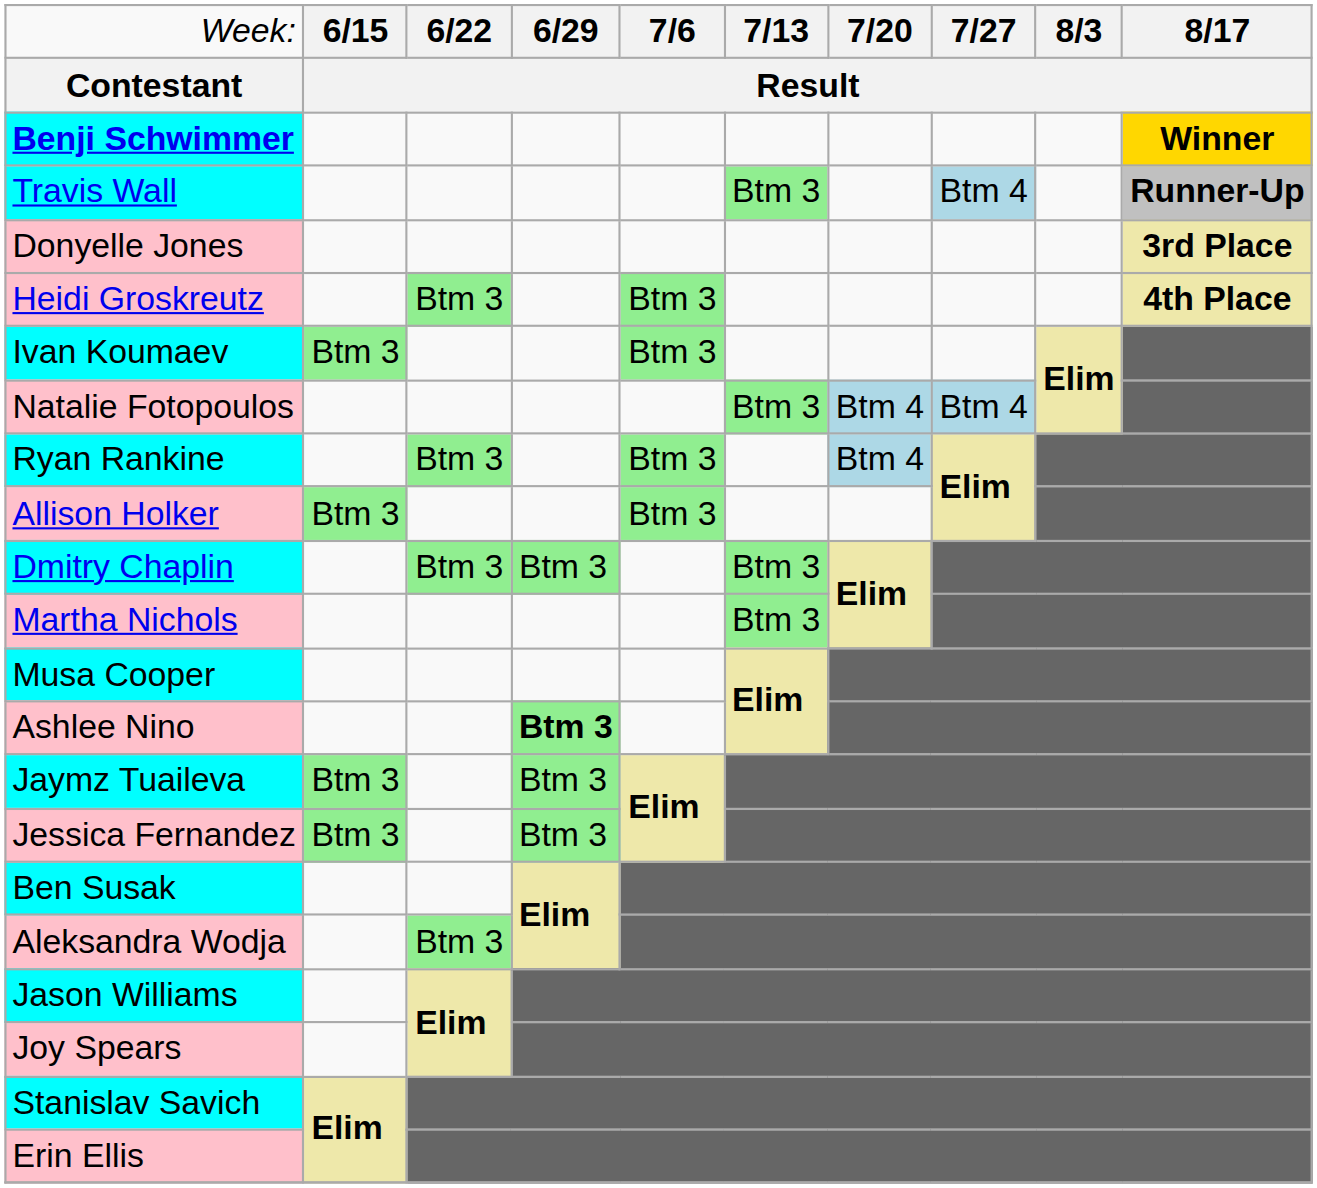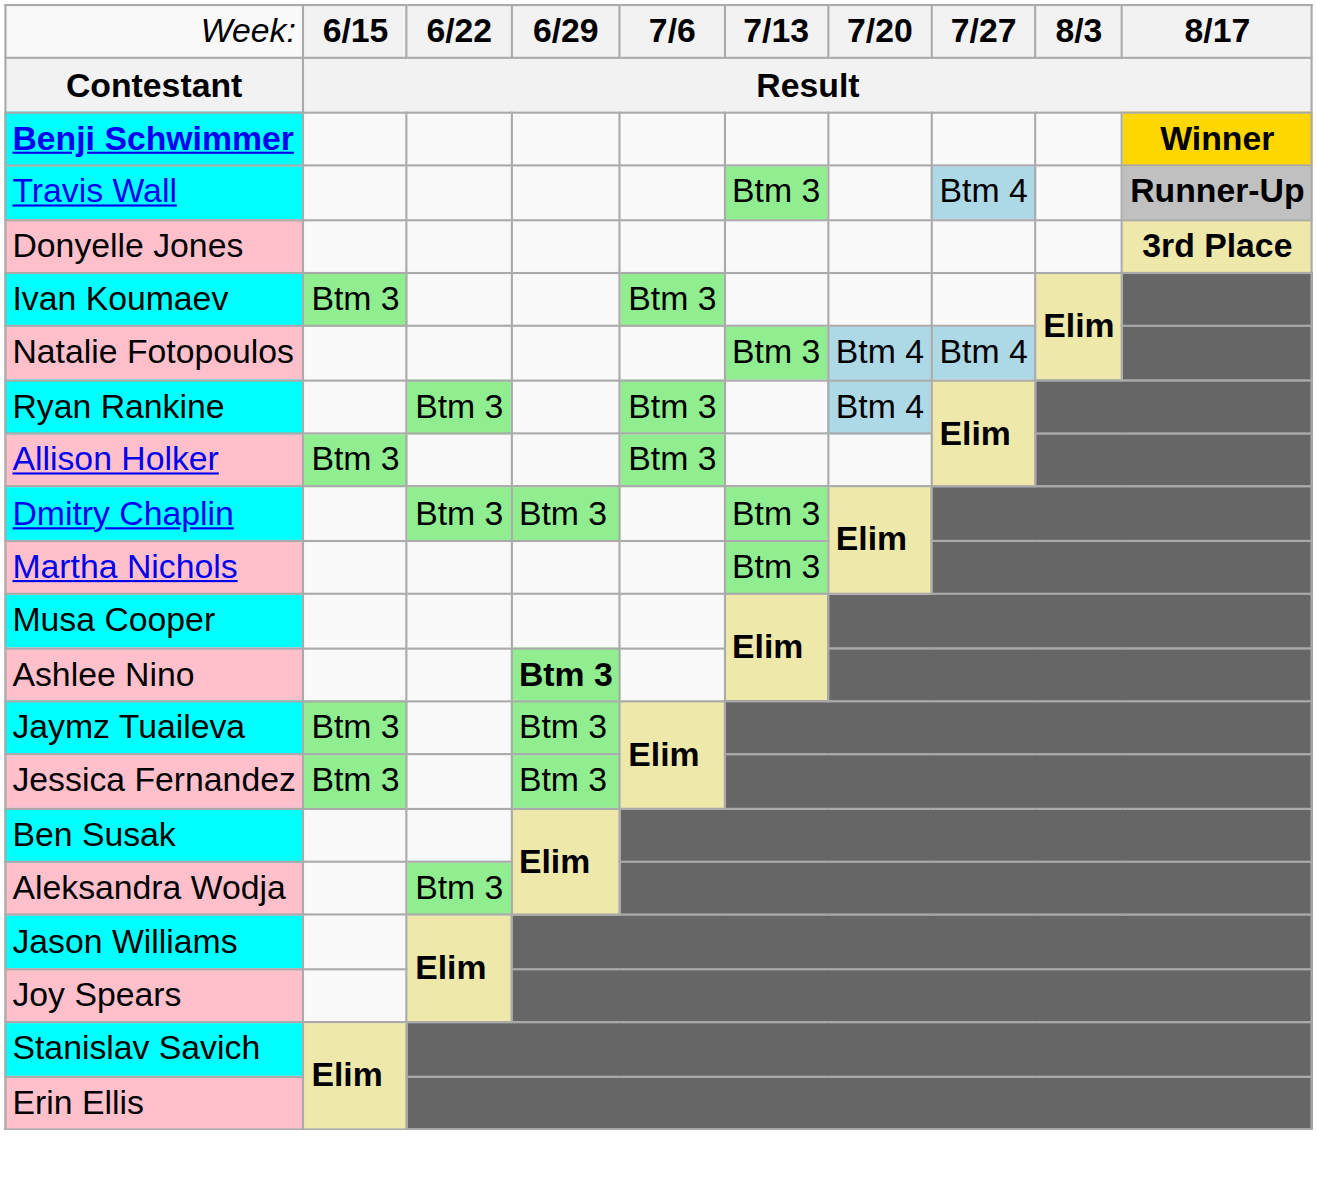- row: (138, 298)
